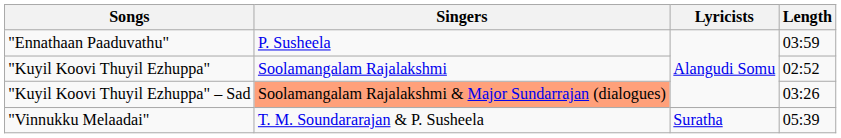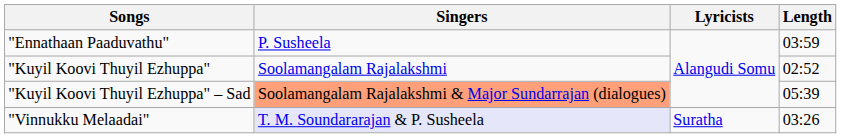(801, 94) 03:26 -> (801, 94) 05:39
(371, 119) no background -> (371, 119) lavender background
(801, 119) 05:39 -> (801, 119) 03:26
